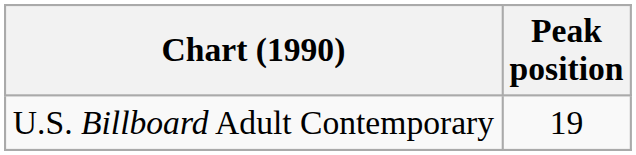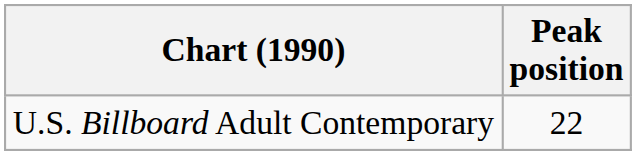(567, 122) 19 -> (567, 122) 22
